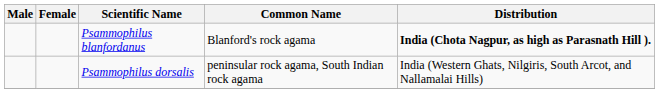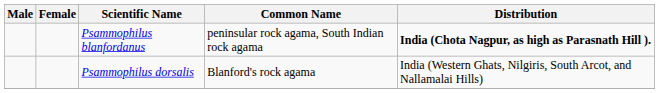(261, 39) Blanford's rock agama -> (295, 39) peninsular rock agama, South Indian rock agama
(295, 72) peninsular rock agama, South Indian rock agama -> (261, 72) Blanford's rock agama
